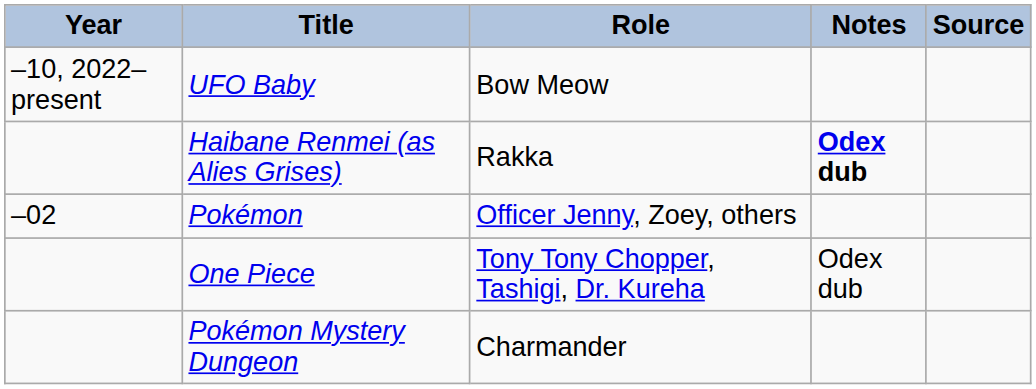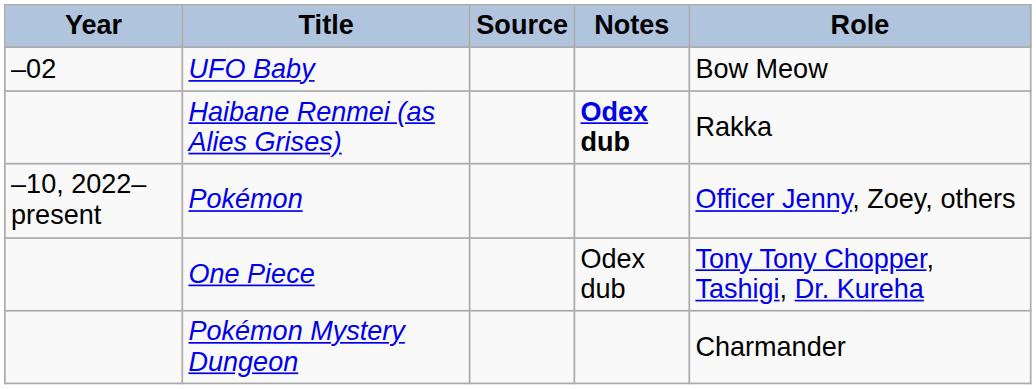columns swapped: (641, 25) <-> (979, 25)
(79, 84) –10, 2022–present -> (34, 68) –02
(34, 215) –02 -> (79, 200) –10, 2022–present
